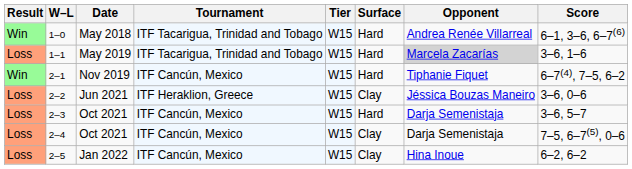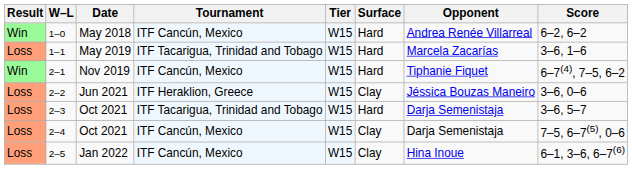(230, 34) ITF Tacarigua, Trinidad and Tobago -> (190, 32) ITF Cancún, Mexico
(583, 34) 6–1, 3–6, 6–7(6) -> (563, 32) 6–2, 6–2
(452, 54) lightgrey background -> (452, 51) no background
(190, 114) ITF Cancún, Mexico -> (230, 110) ITF Tacarigua, Trinidad and Tobago
(563, 154) 6–2, 6–2 -> (583, 153) 6–1, 3–6, 6–7(6)
